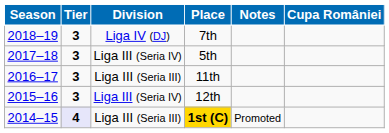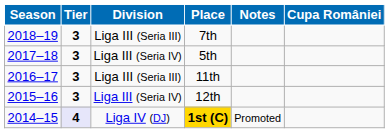(138, 36) Liga IV (DJ) -> (138, 36) Liga III (Seria III)
(138, 117) Liga III (Seria III) -> (138, 117) Liga IV (DJ)
